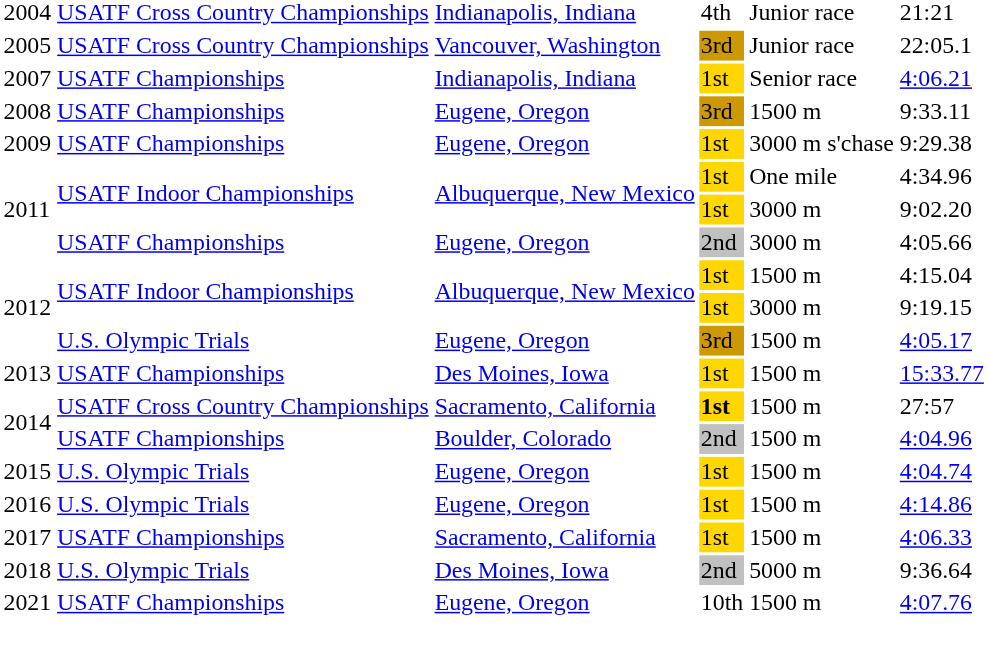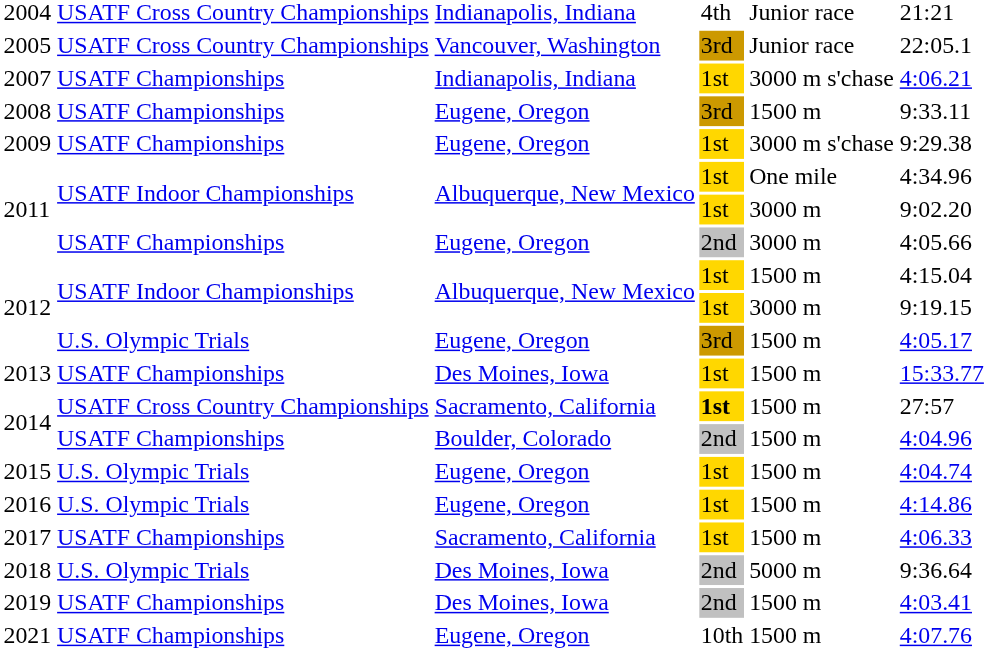(803, 78) Senior race -> (821, 78) 3000 m s'chase
+ row: (27, 602)
